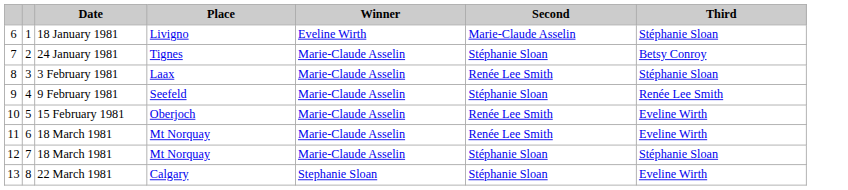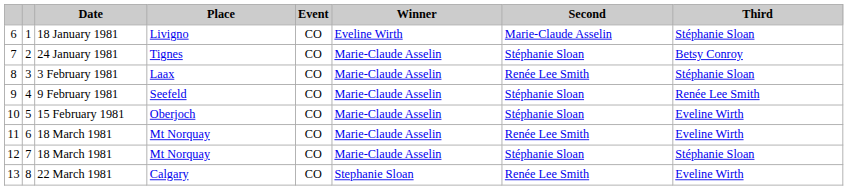+ column: (313, 14)
(511, 114) Renée Lee Smith -> (544, 114) Stéphanie Sloan
(508, 174) Stéphanie Sloan -> (547, 174) Renée Lee Smith
